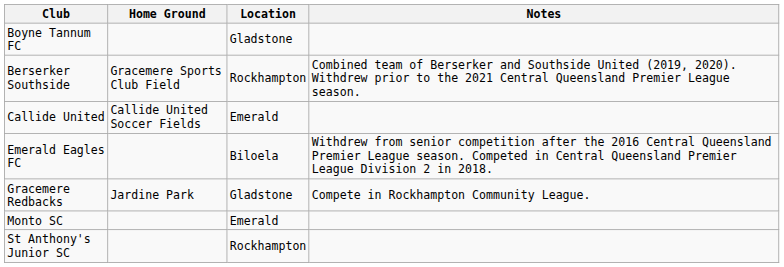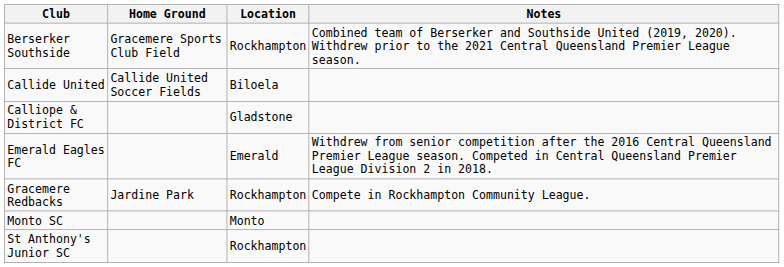- row: (49, 39)
(254, 117) Emerald -> (254, 85) Biloela
+ row: (46, 117)
(254, 156) Biloela -> (254, 156) Emerald
(261, 195) Gladstone -> (268, 195) Rockhampton
(254, 220) Emerald -> (247, 220) Monto
